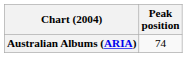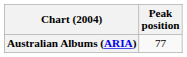(161, 43) 74 -> (161, 43) 77
